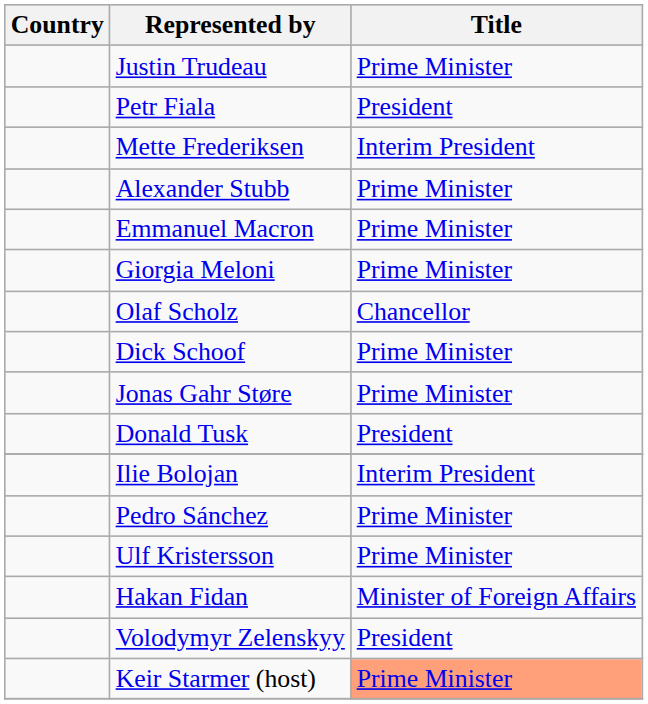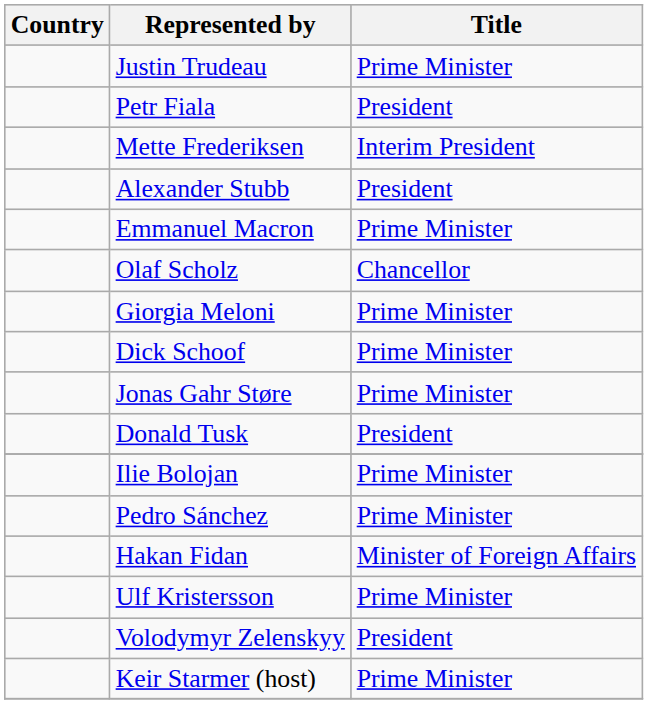(434, 188) Prime Minister -> (405, 188) President
rows swapped: (177, 310) <-> (195, 270)
(446, 474) Interim President -> (434, 474) Prime Minister
rows swapped: (195, 556) <-> (182, 596)
(434, 678) lightsalmon background -> (434, 678) no background
